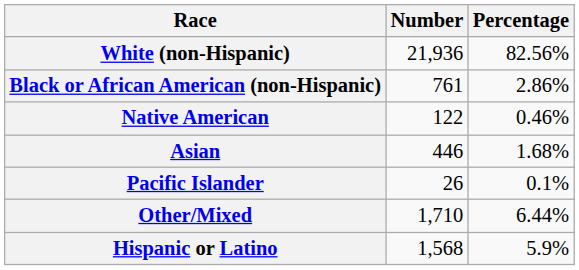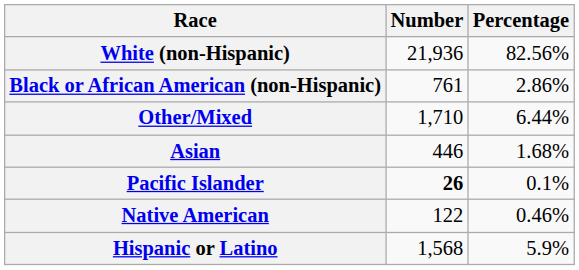rows swapped: (195, 118) <-> (195, 215)
(453, 183) normal -> (453, 183) bold
